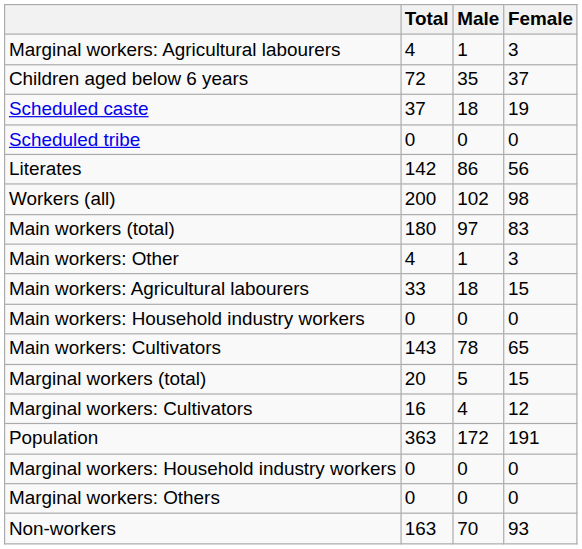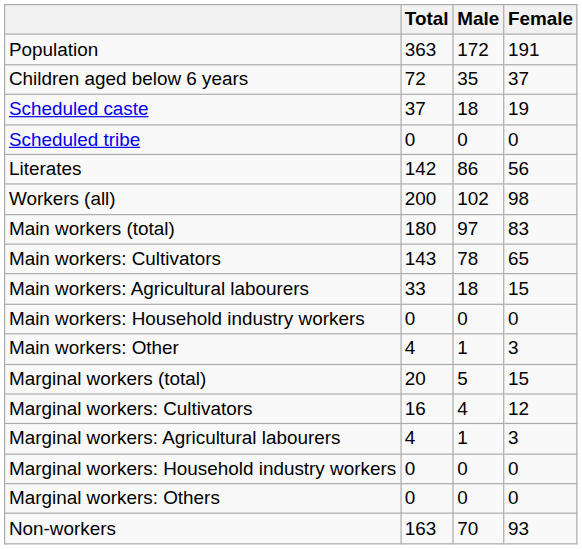rows swapped: (54, 438) <-> (175, 49)
rows swapped: (115, 348) <-> (94, 259)
